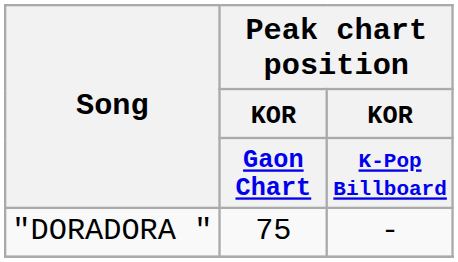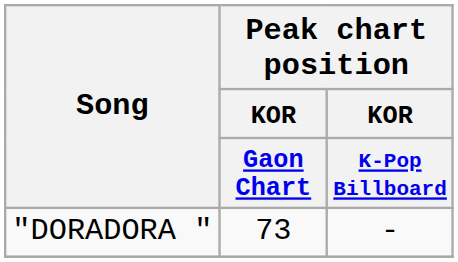(273, 232) 75 -> (273, 232) 73
